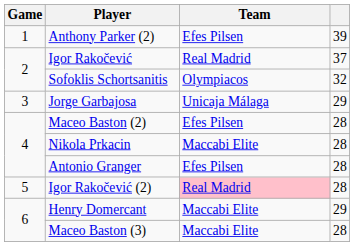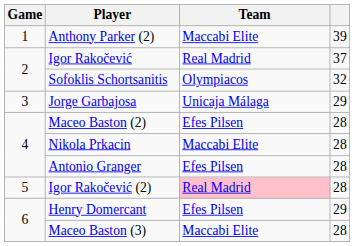(213, 36) Efes Pilsen -> (220, 36) Maccabi Elite
(220, 209) Maccabi Elite -> (213, 209) Efes Pilsen
